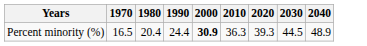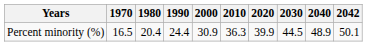+ column: (348, 13)
(208, 31) bold -> (208, 31) normal
(264, 31) 39.3 -> (264, 31) 39.9
